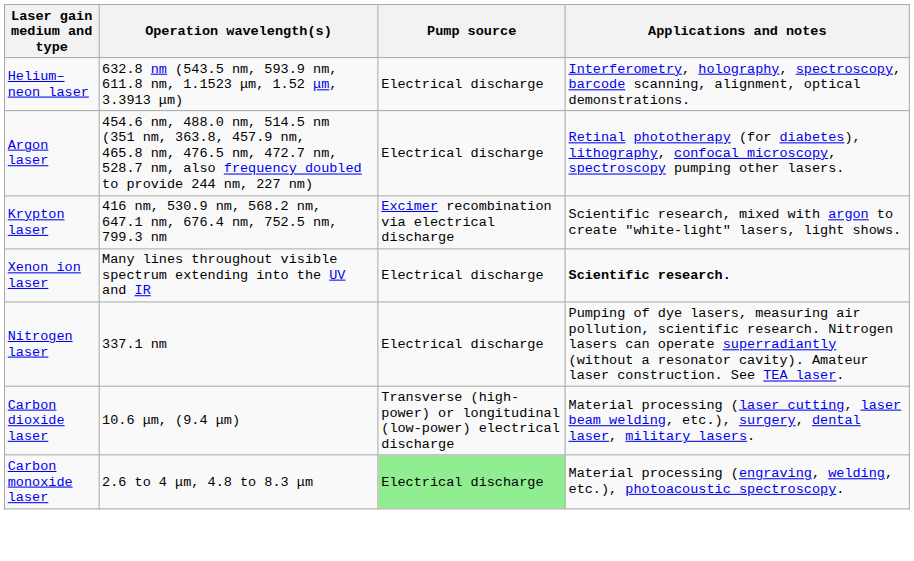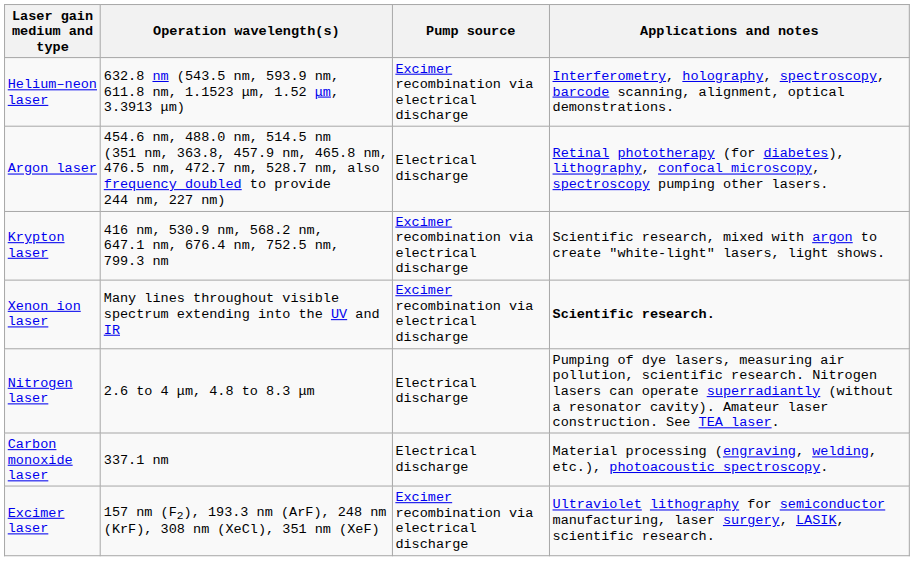(462, 84) Electrical discharge -> (464, 92) Excimer recombination via electrical discharge
(462, 275) Electrical discharge -> (464, 314) Excimer recombination via electrical discharge
(135, 344) 337.1 nm -> (209, 391) 2.6 to 4 μm, 4.8 to 8.3 μm
- row: (36, 421)
(208, 482) 2.6 to 4 μm, 4.8 to 8.3 μm -> (136, 460) 337.1 nm
(462, 482) lightgreen background -> (436, 460) no background
+ row: (36, 521)
